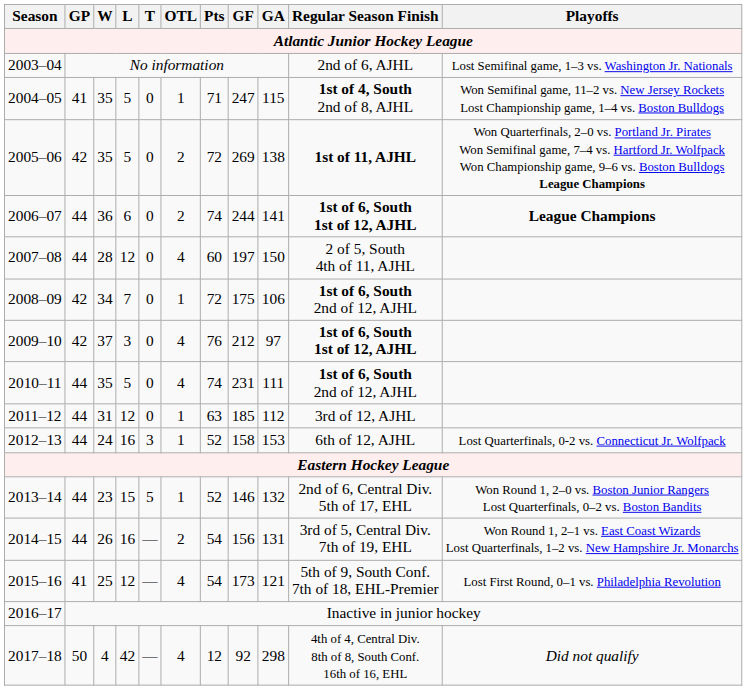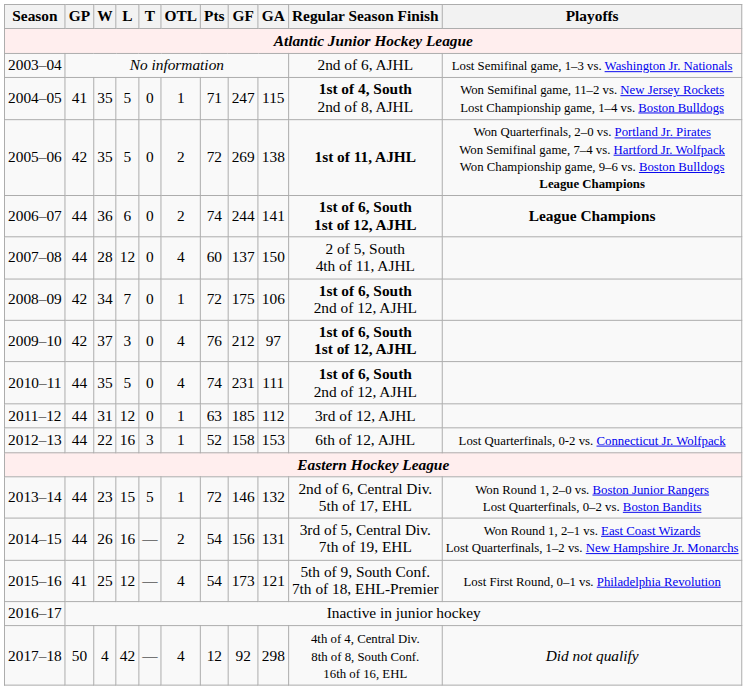(243, 257) 197 -> (243, 257) 137
(105, 440) 24 -> (105, 440) 22
(214, 497) 52 -> (214, 497) 72
